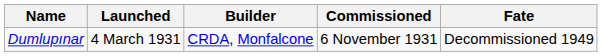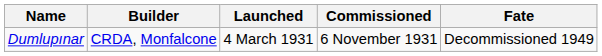columns swapped: (251, 16) <-> (136, 16)
